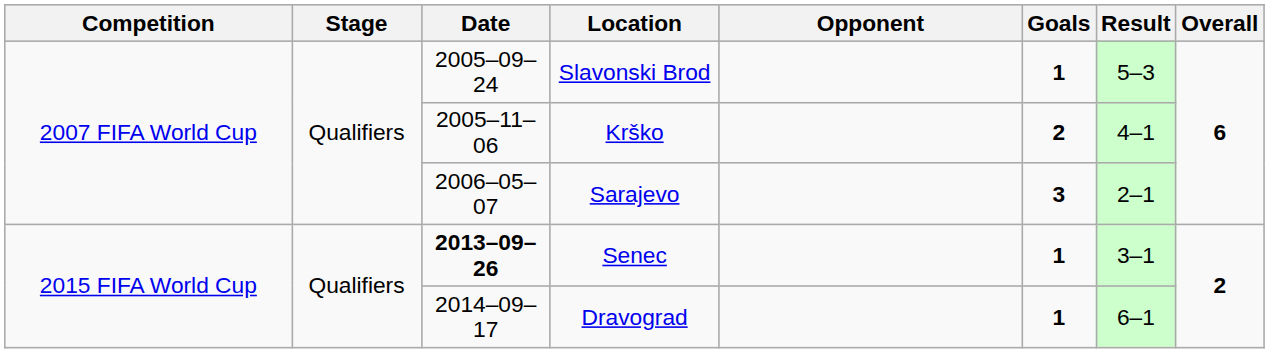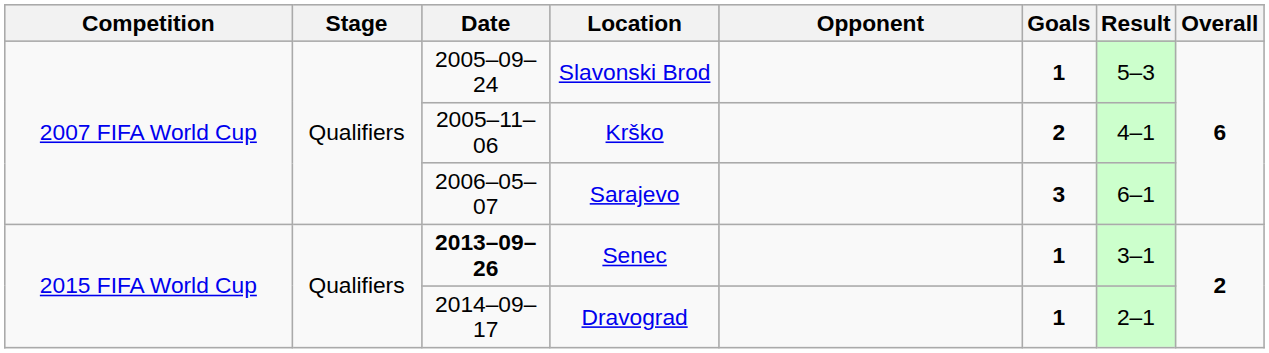(1136, 194) 2–1 -> (1136, 194) 6–1
(1136, 317) 6–1 -> (1136, 317) 2–1
